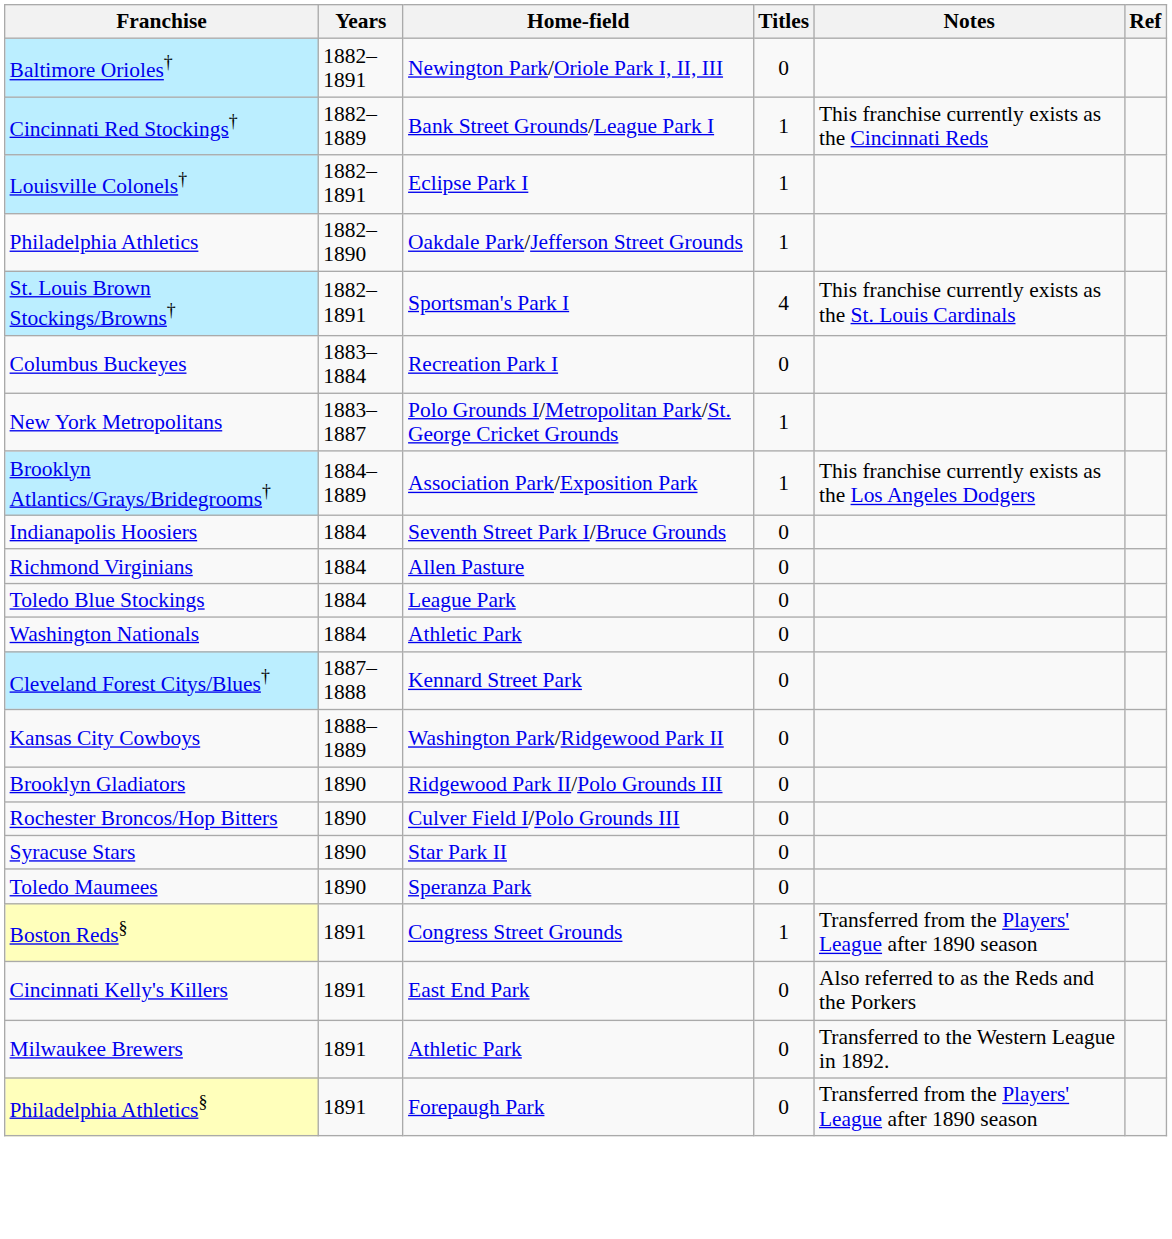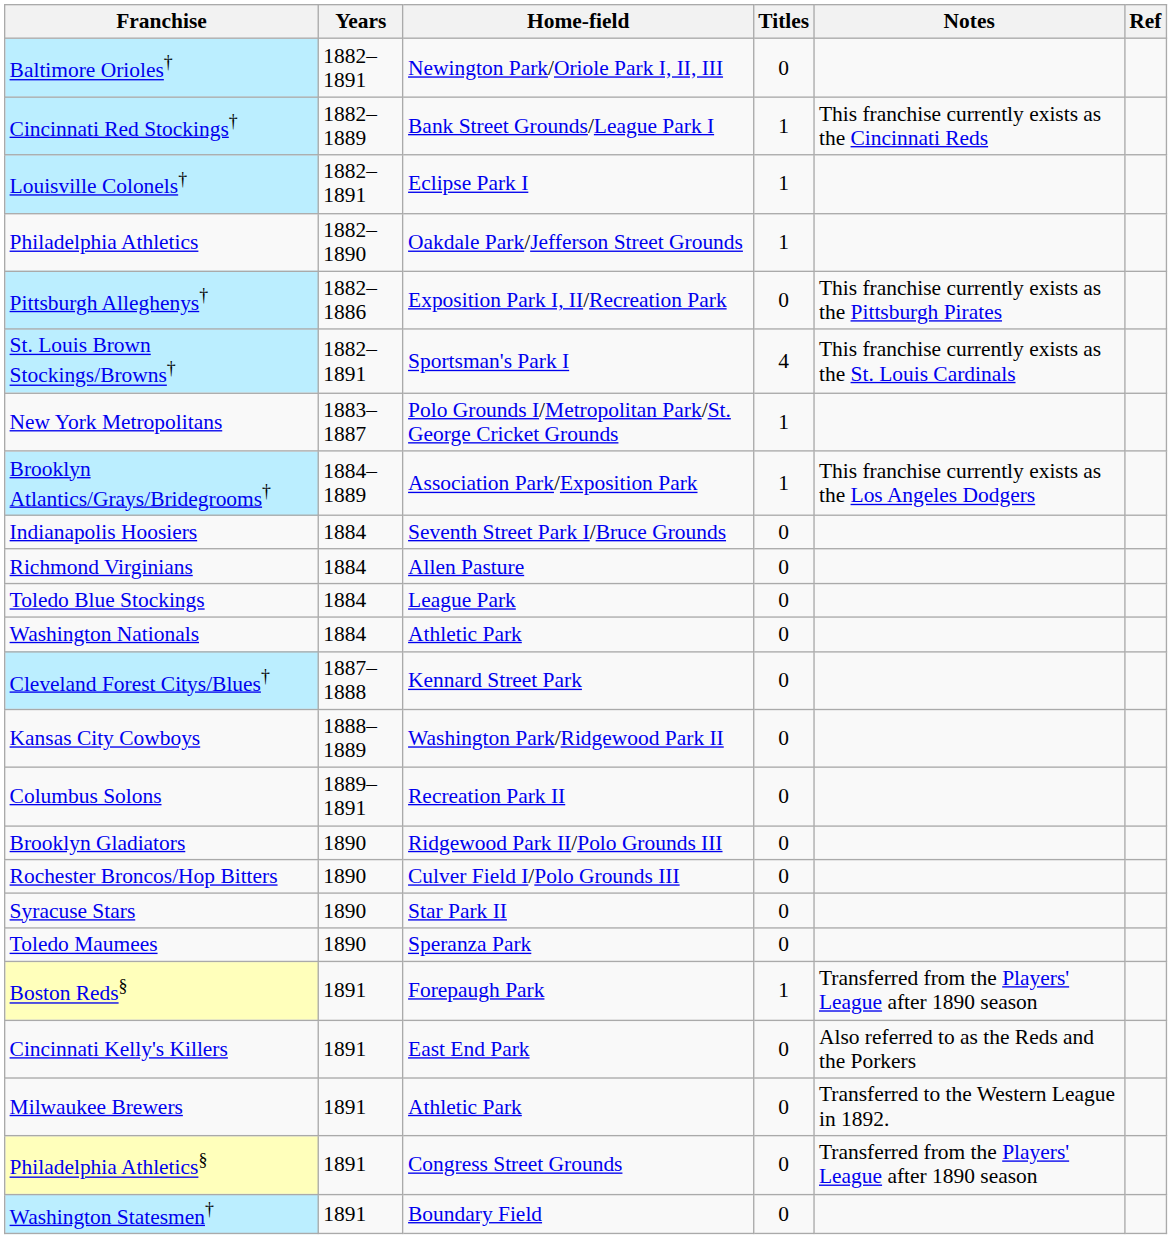+ row: (109, 300)
- row: (98, 363)
+ row: (86, 796)
(515, 932) Congress Street Grounds -> (476, 990) Forepaugh Park
(476, 1106) Forepaugh Park -> (515, 1164) Congress Street Grounds
+ row: (112, 1213)
